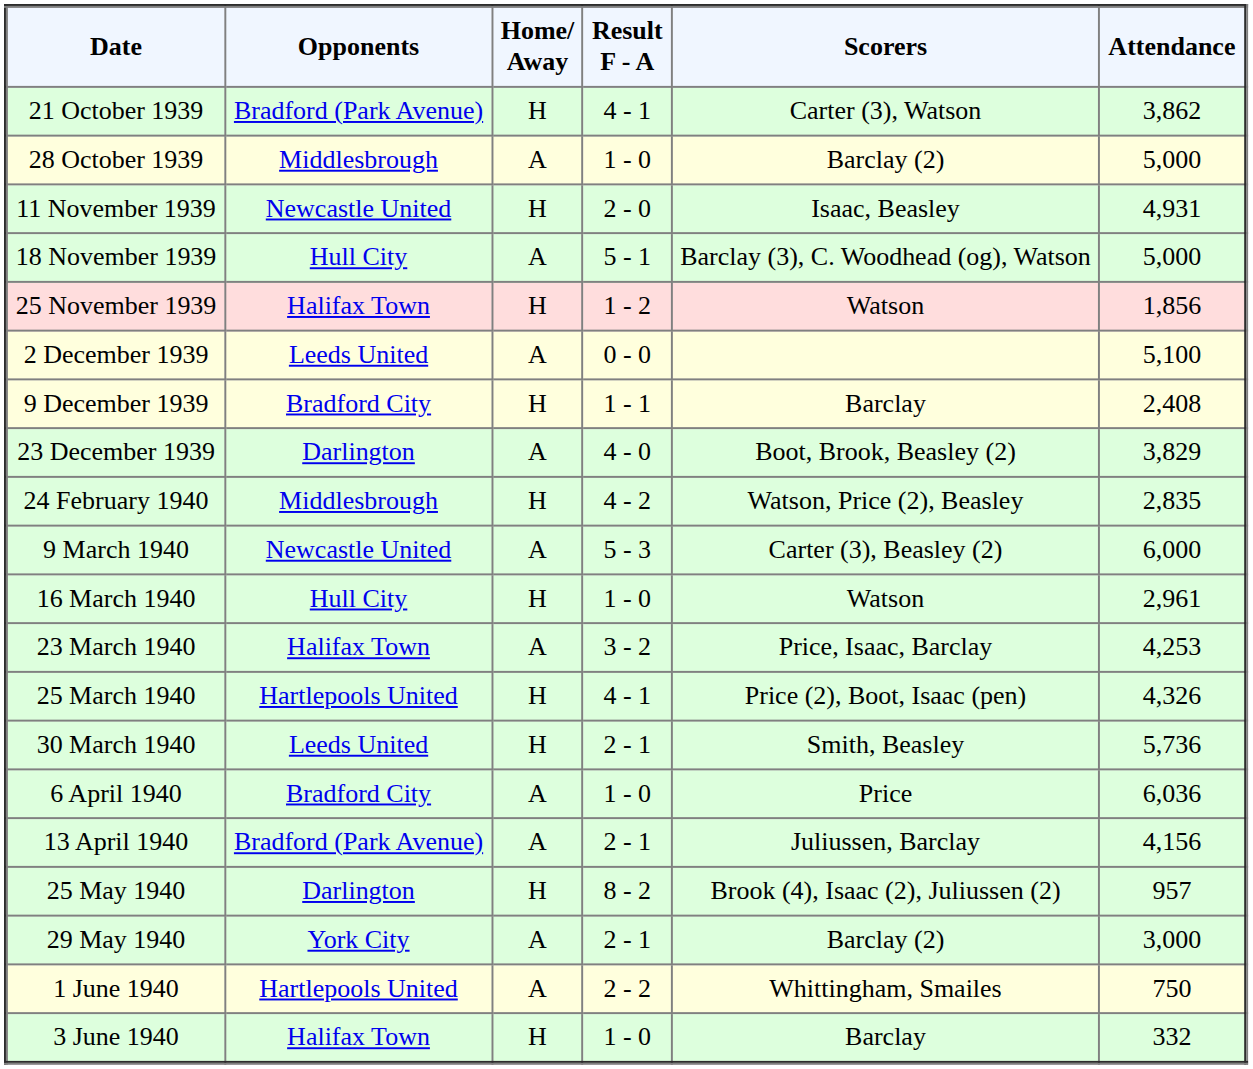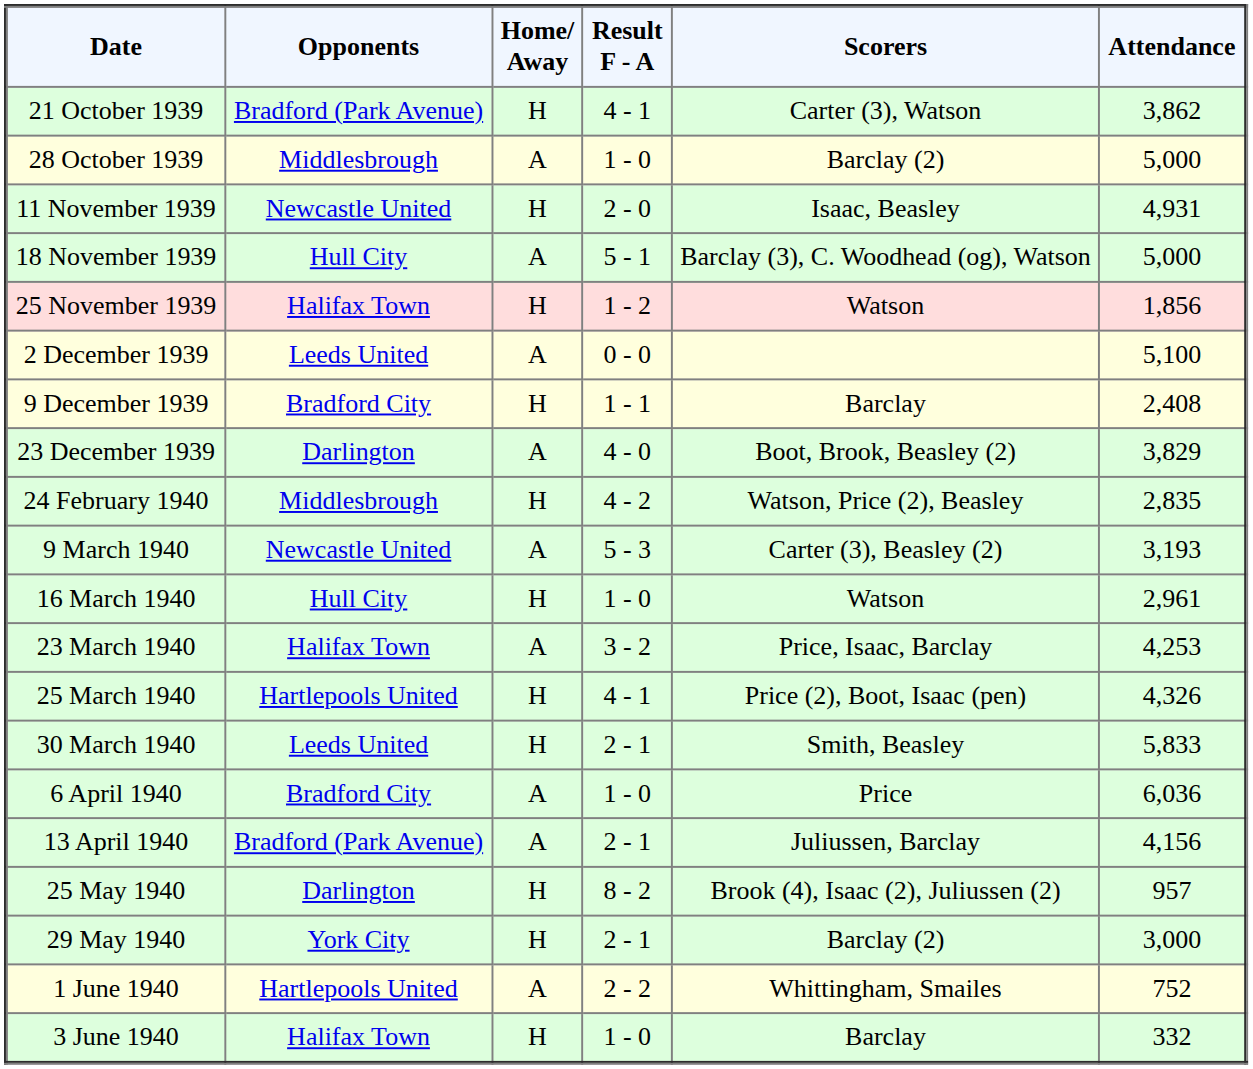(1172, 549) 6,000 -> (1172, 549) 3,193
(1172, 744) 5,736 -> (1172, 744) 5,833
(538, 939) A -> (538, 939) H
(1172, 988) 750 -> (1172, 988) 752
